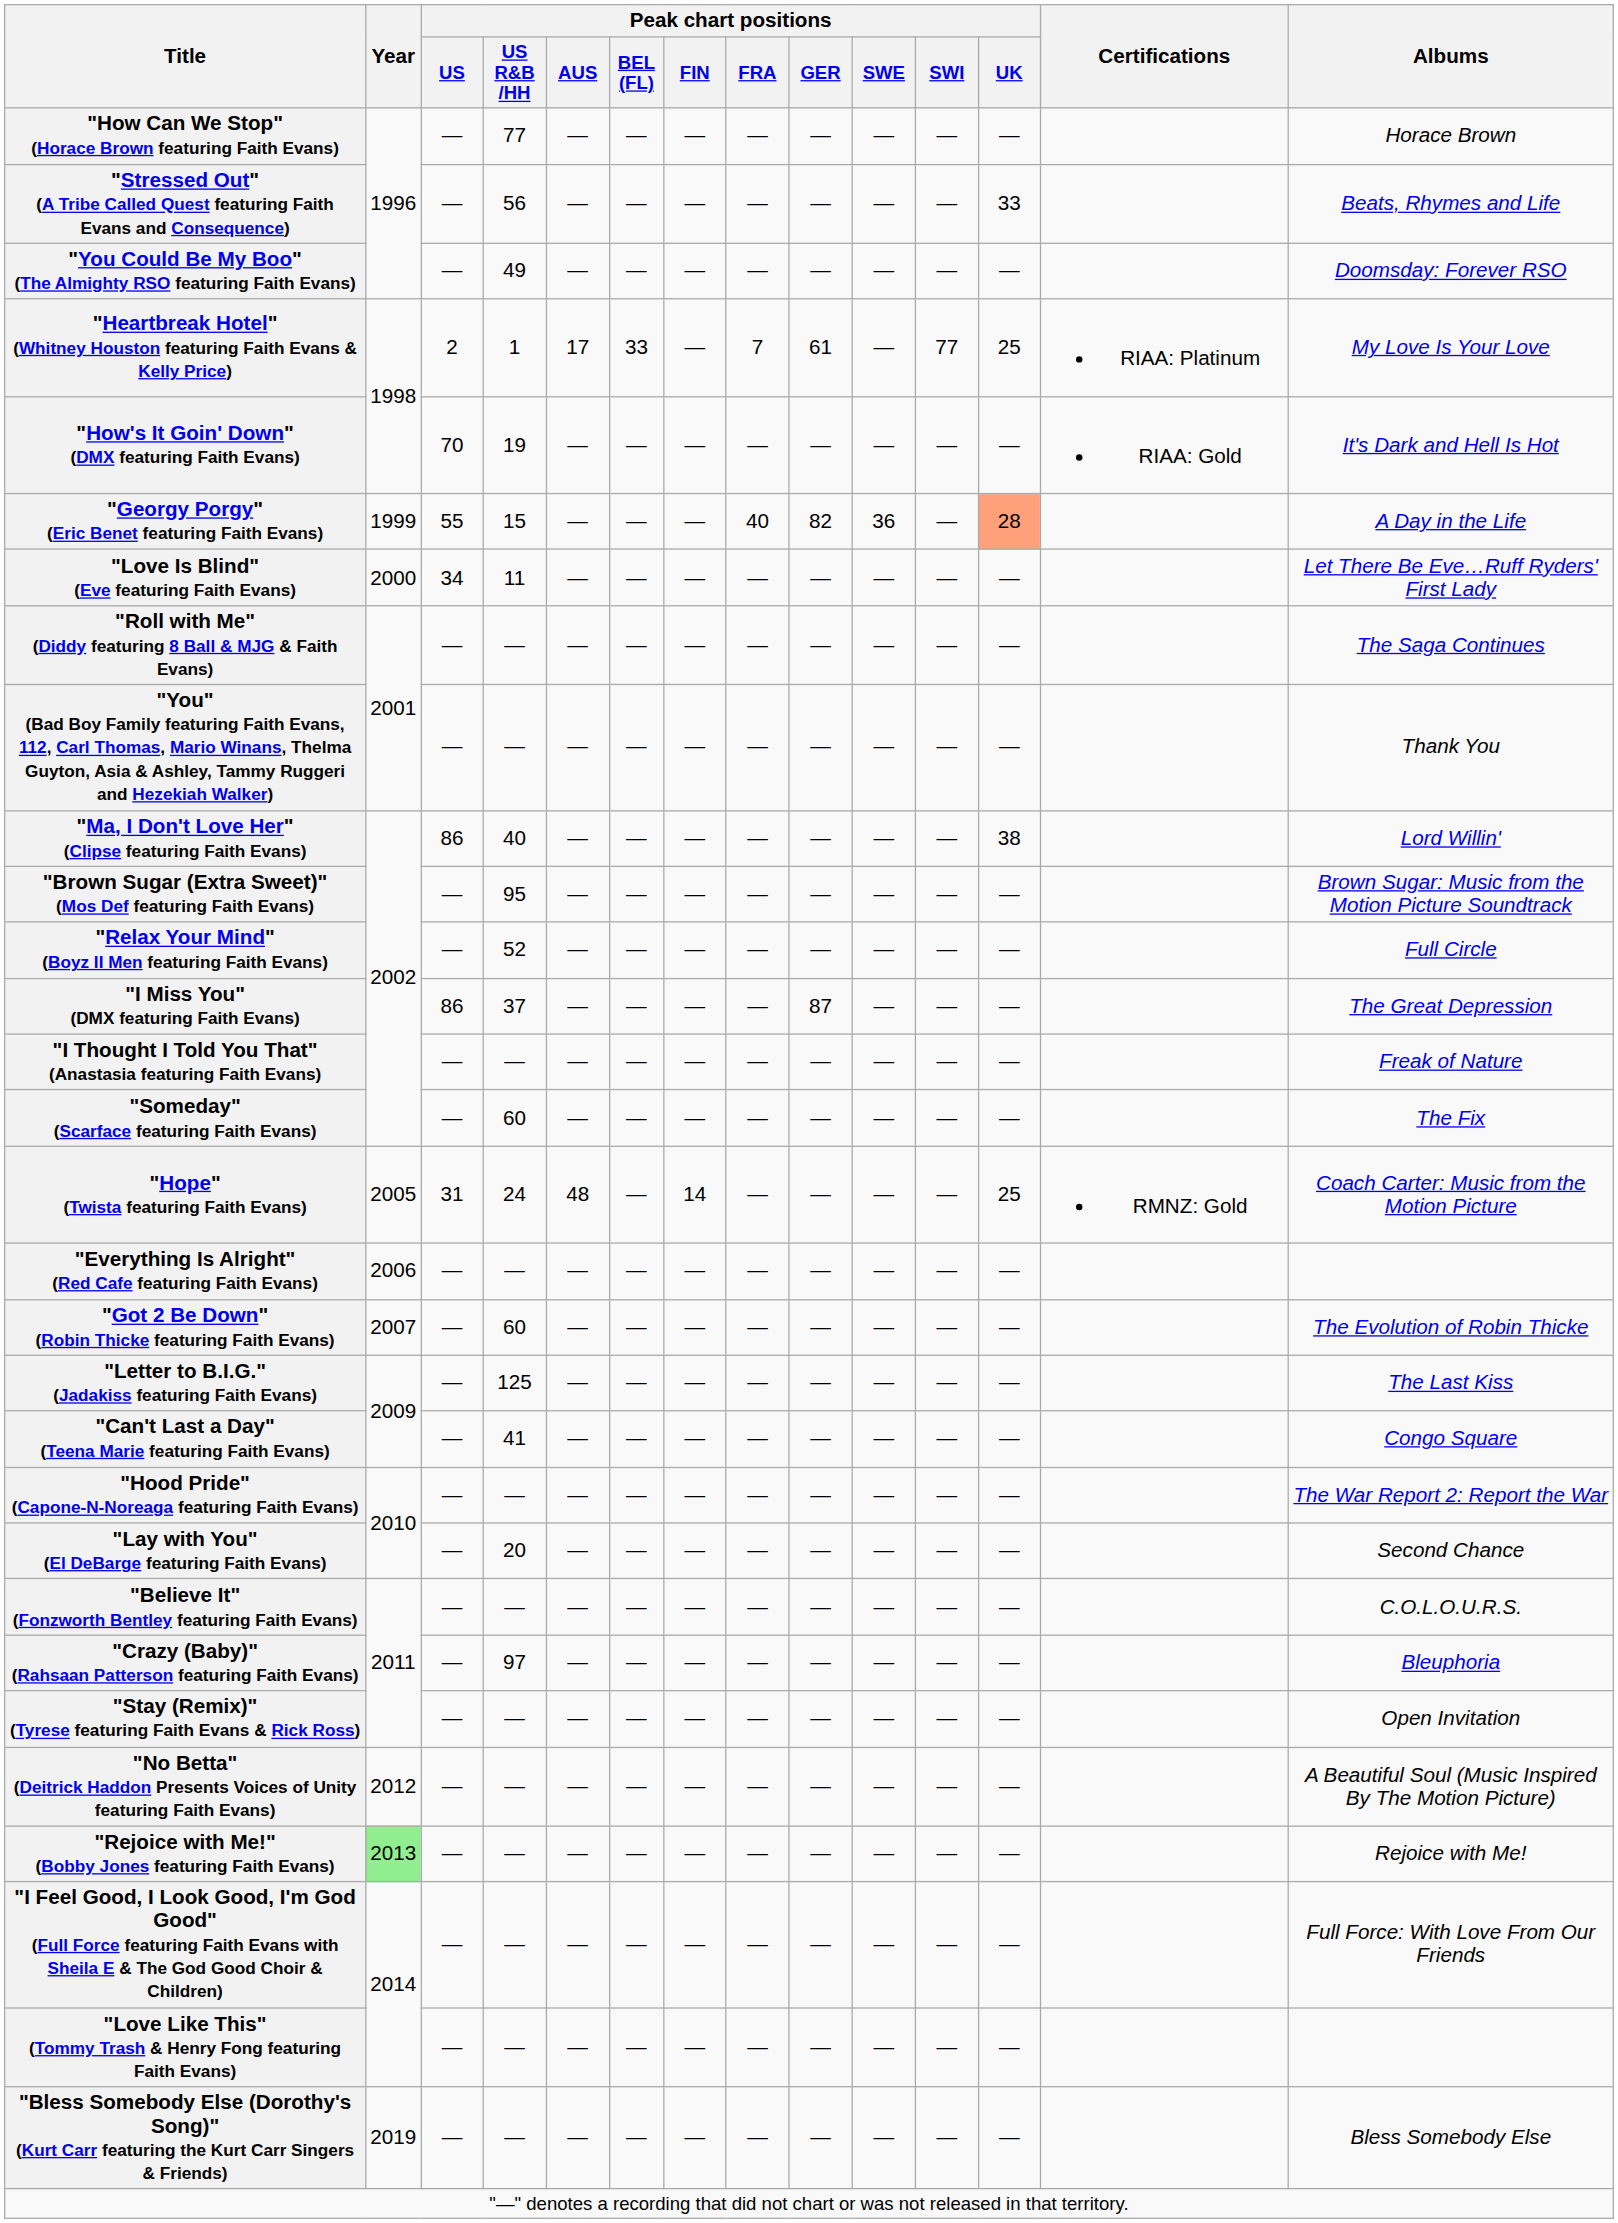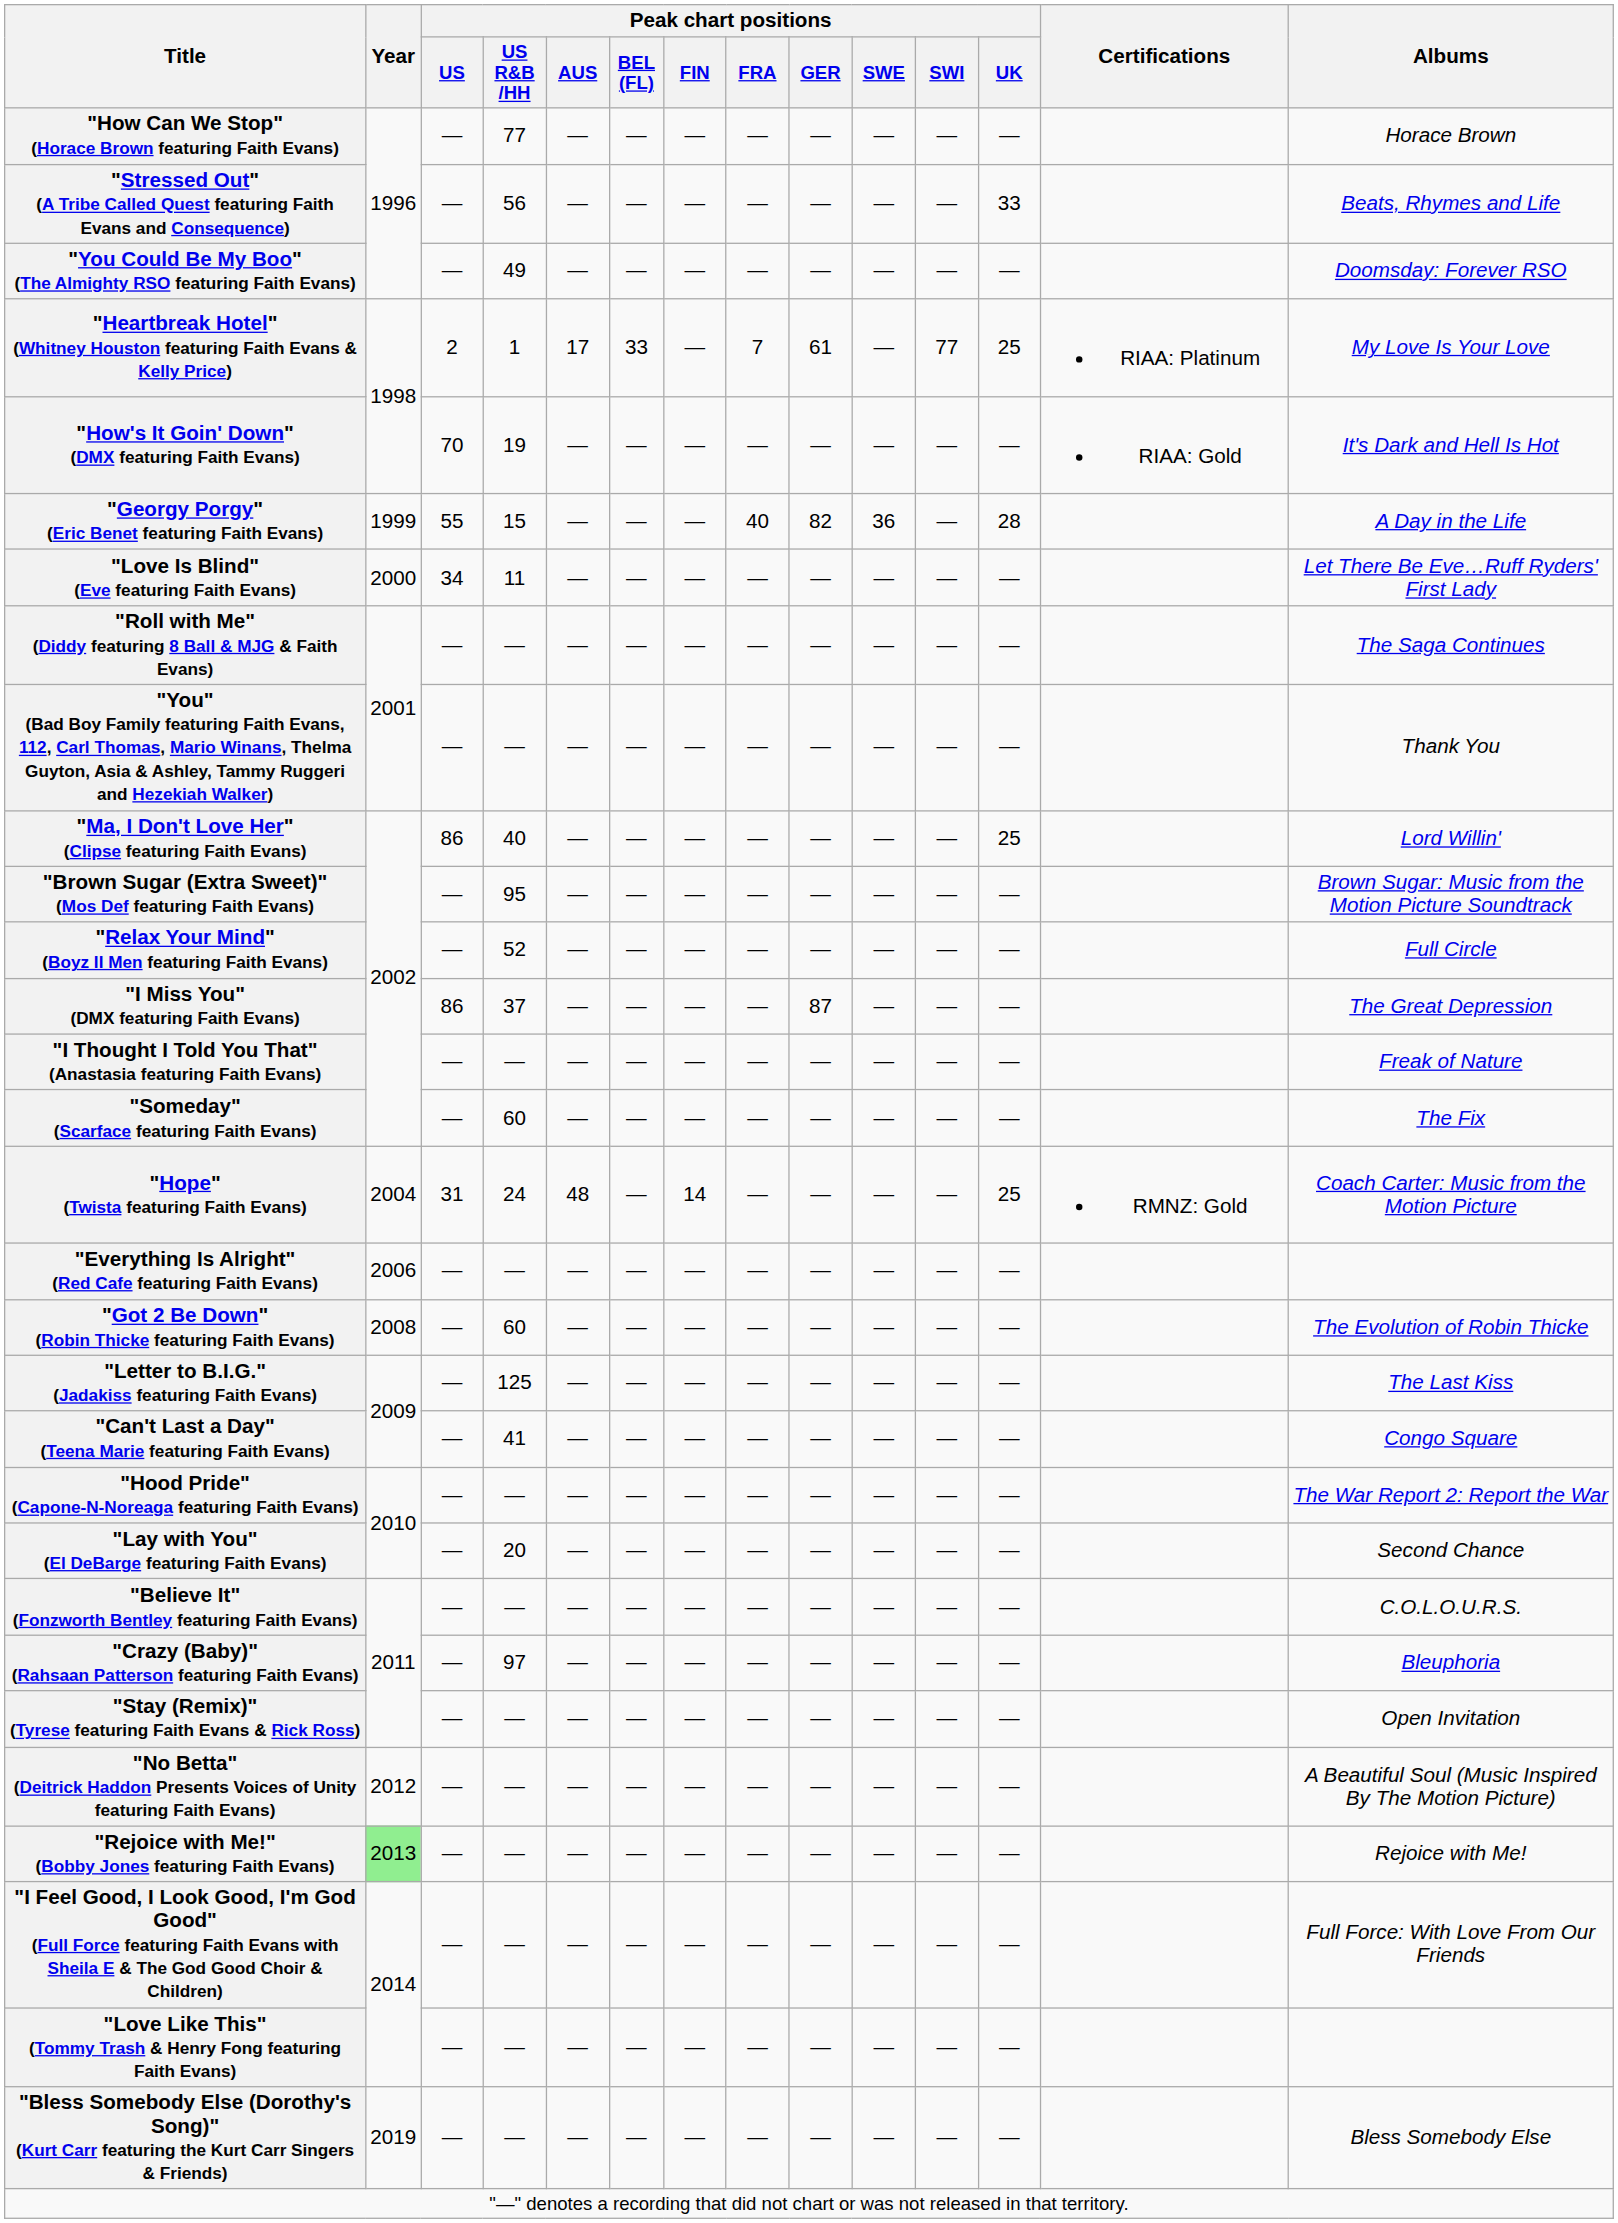(1009, 521) lightsalmon background -> (1009, 521) no background
(1009, 838) 38 -> (1009, 838) 25
(393, 1194) 2005 -> (393, 1194) 2004
(393, 1326) 2007 -> (393, 1326) 2008
